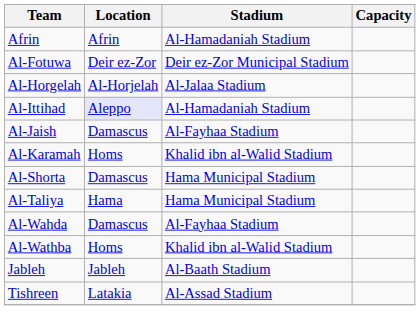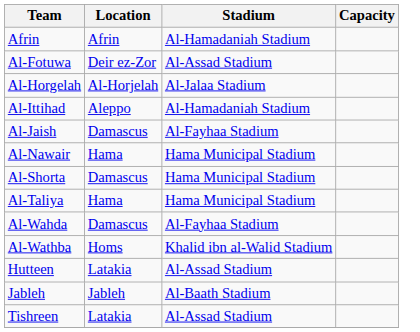(257, 62) Deir ez-Zor Municipal Stadium -> (219, 62) Al-Assad Stadium
(109, 108) lavender background -> (109, 108) no background
- row: (44, 154)
+ row: (39, 154)
+ row: (31, 270)
